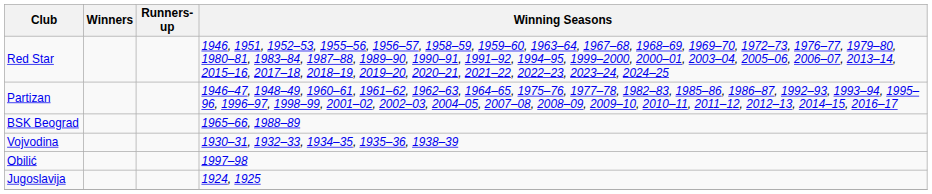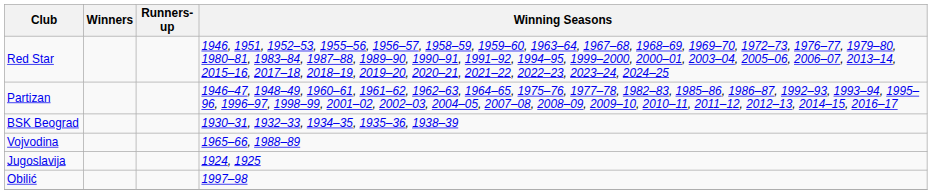(251, 123) 1965–66, 1988–89 -> (330, 123) 1930–31, 1932–33, 1934–35, 1935–36, 1938–39
(330, 142) 1930–31, 1932–33, 1934–35, 1935–36, 1938–39 -> (251, 142) 1965–66, 1988–89
rows swapped: (36, 179) <-> (22, 161)
